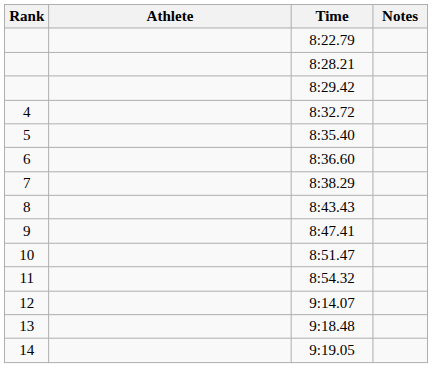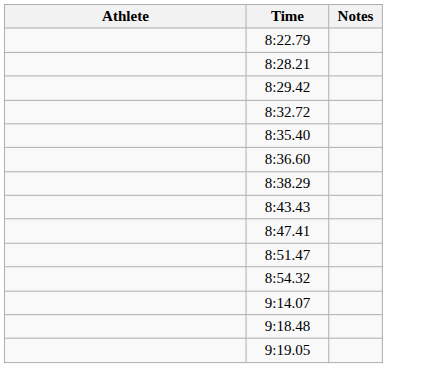- column: (27, 16)
